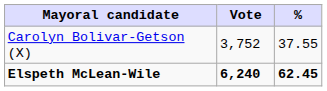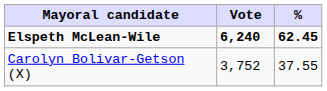rows swapped: (84, 75) <-> (96, 45)
